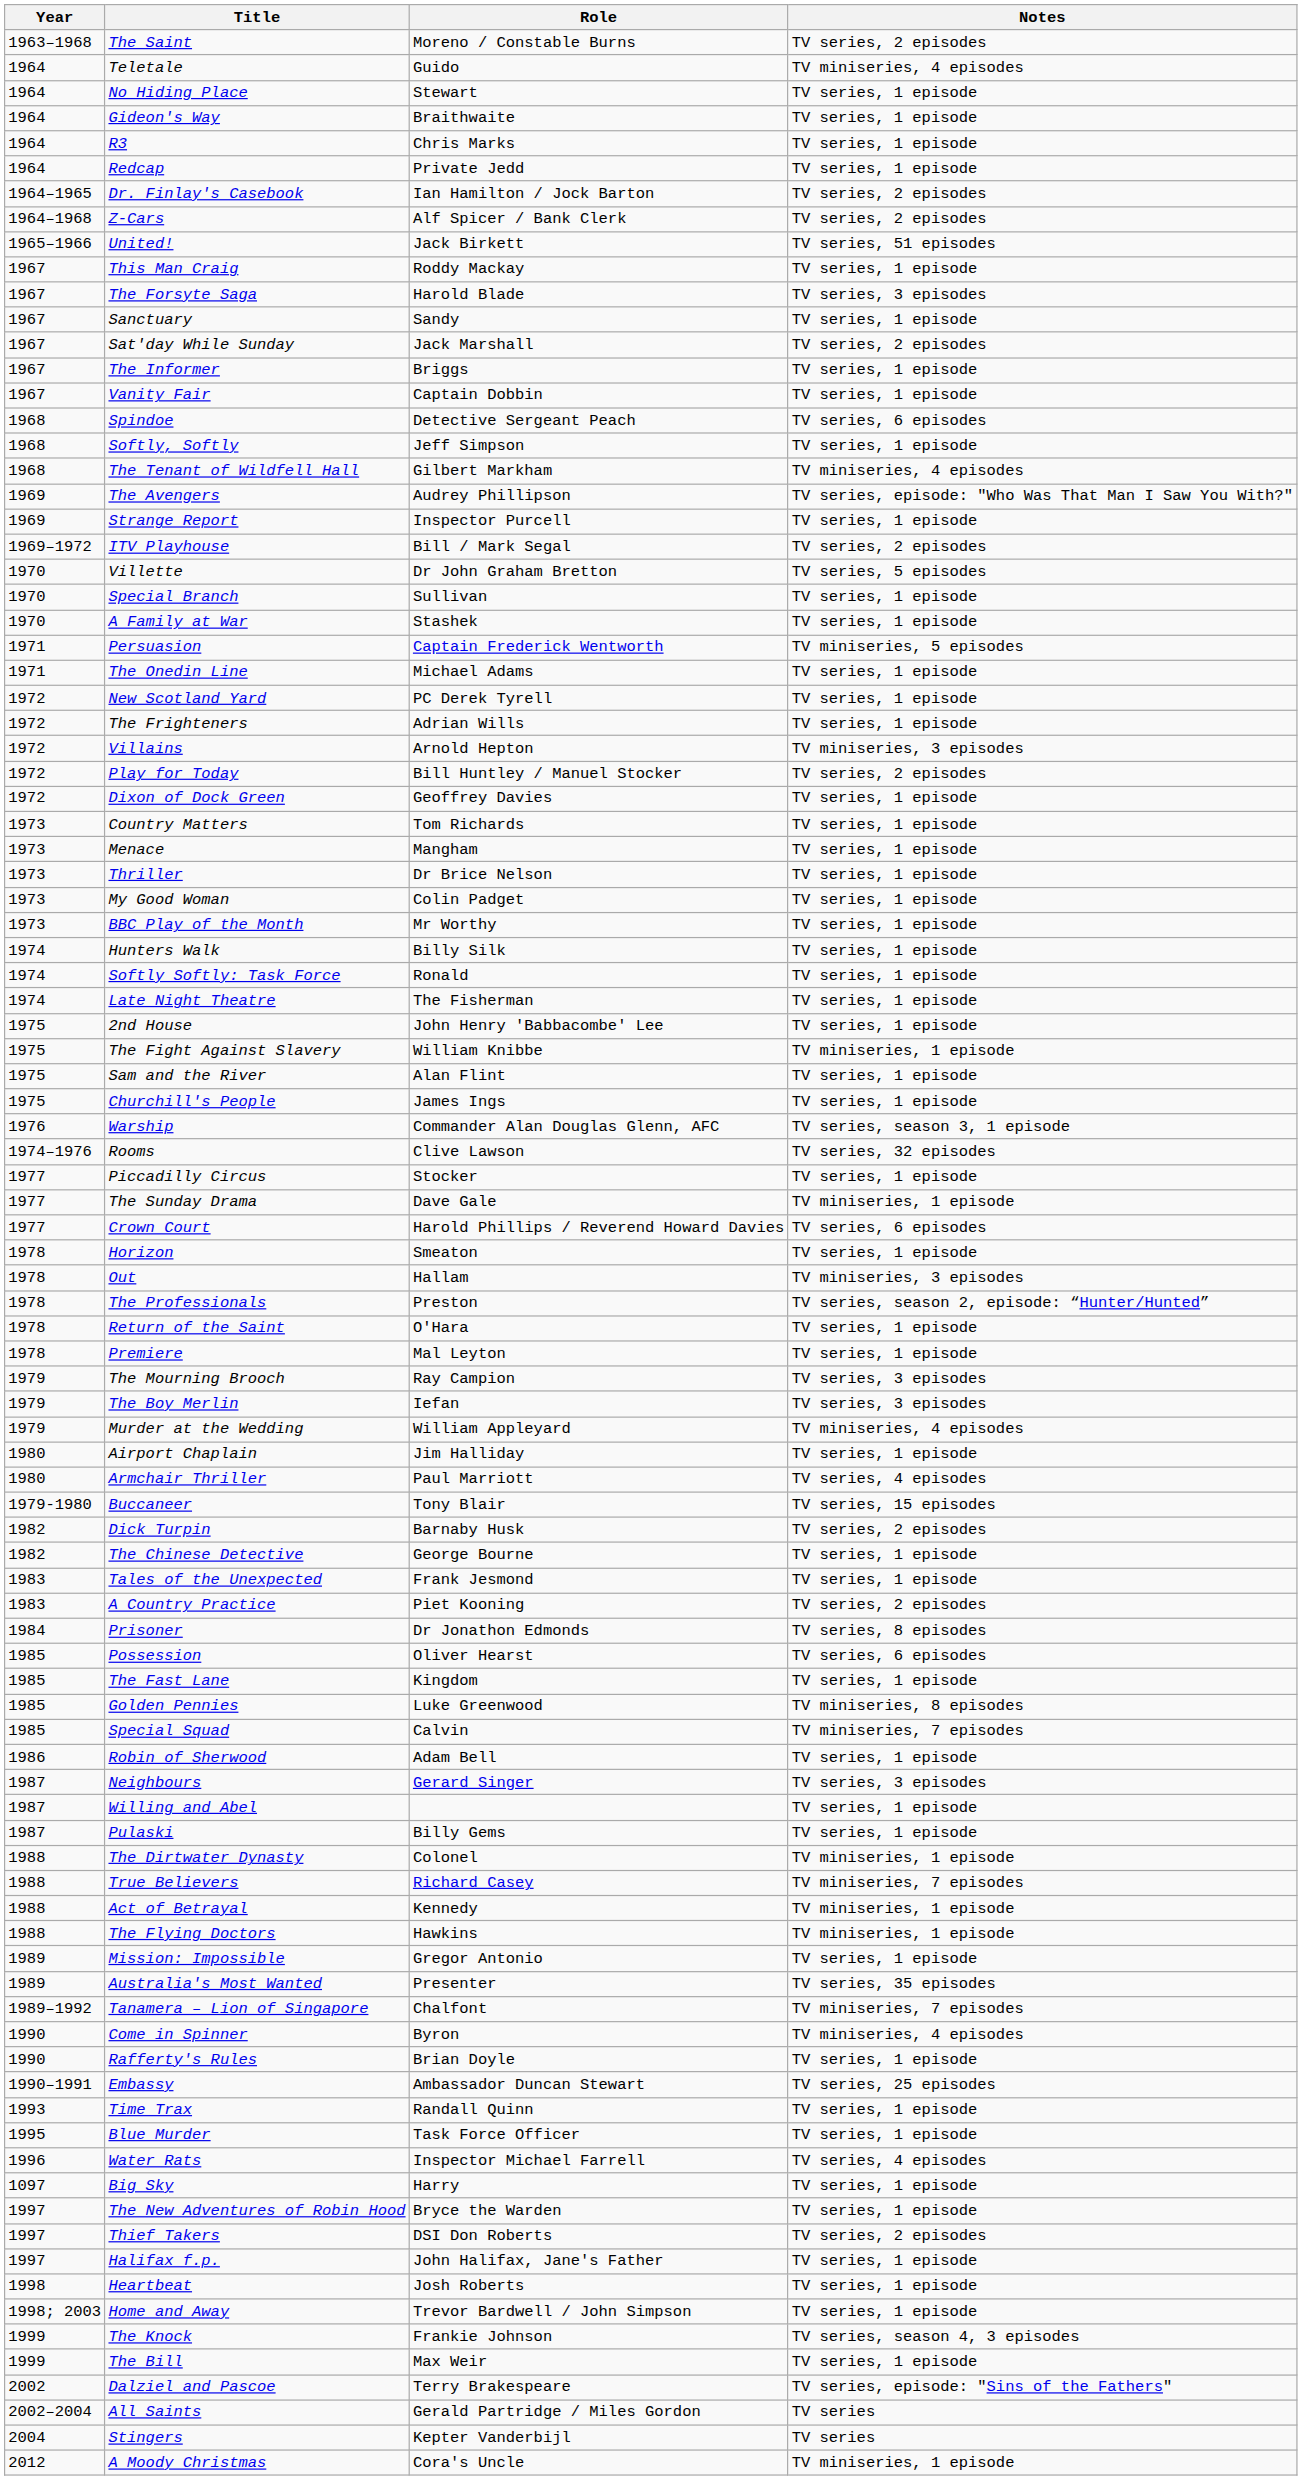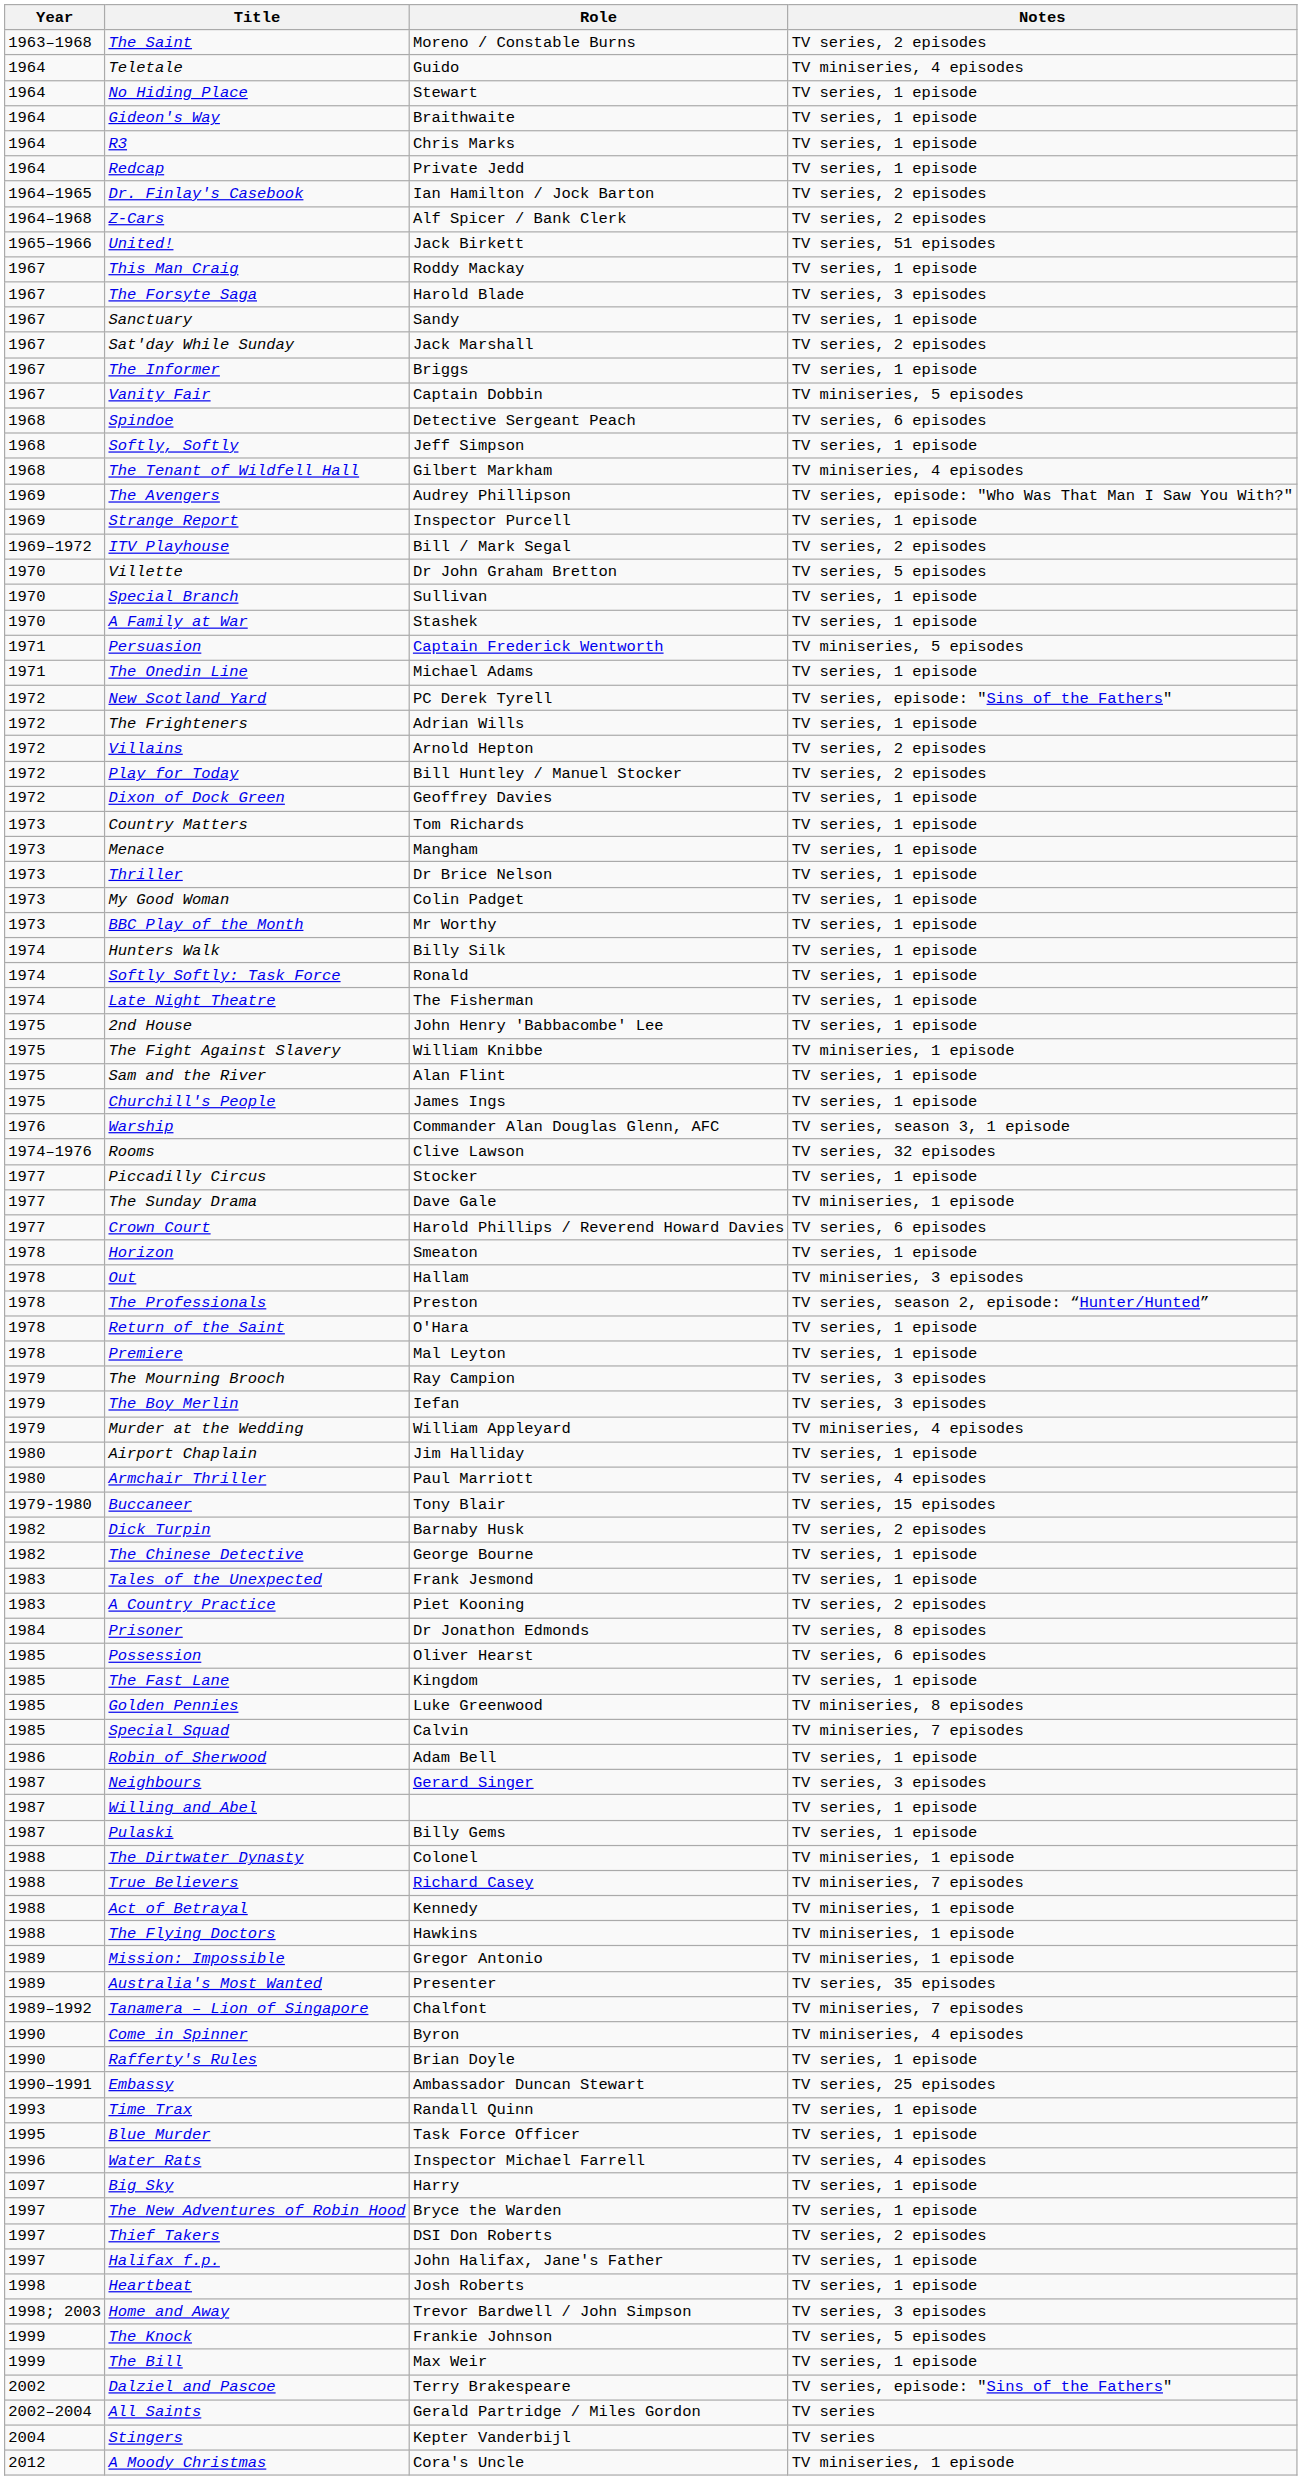(884, 395) TV series, 1 episode -> (908, 395) TV miniseries, 5 episodes
(884, 698) TV series, 1 episode -> (982, 698) TV series, episode: "Sins of the Fathers"
(908, 748) TV miniseries, 3 episodes -> (889, 748) TV series, 2 episodes
(884, 1959) TV series, 1 episode -> (903, 1959) TV miniseries, 1 episode
(884, 2312) TV series, 1 episode -> (889, 2312) TV series, 3 episodes
(936, 2337) TV series, season 4, 3 episodes -> (889, 2337) TV series, 5 episodes
